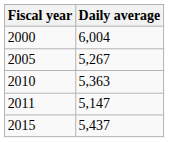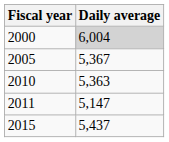(94, 37) no background -> (94, 37) lightgrey background
(94, 59) 5,267 -> (94, 59) 5,367
